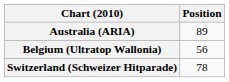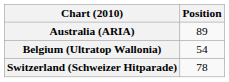(202, 49) 56 -> (202, 49) 54
